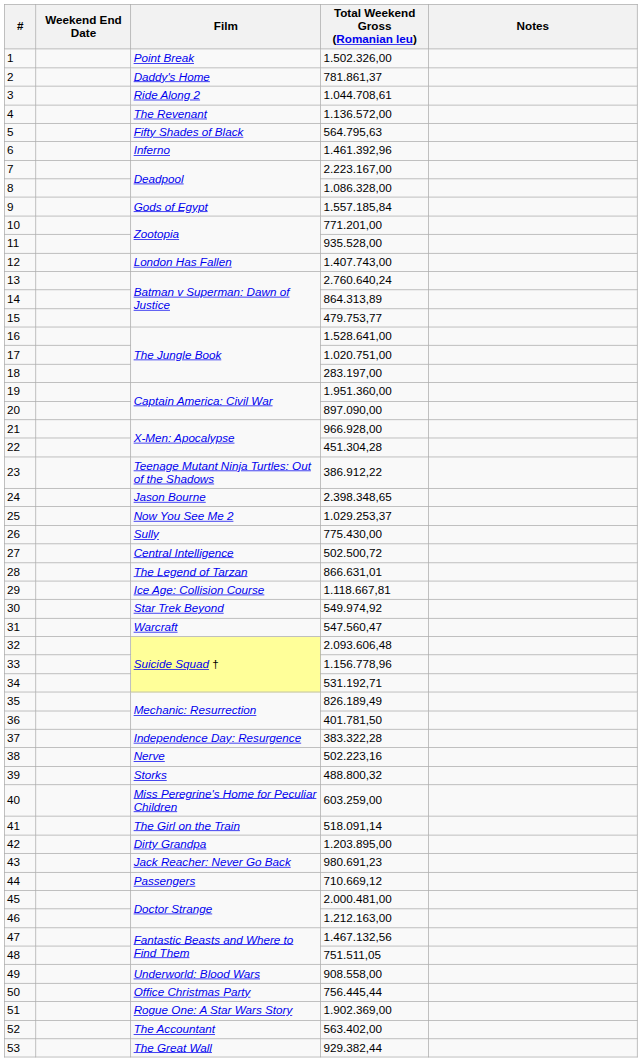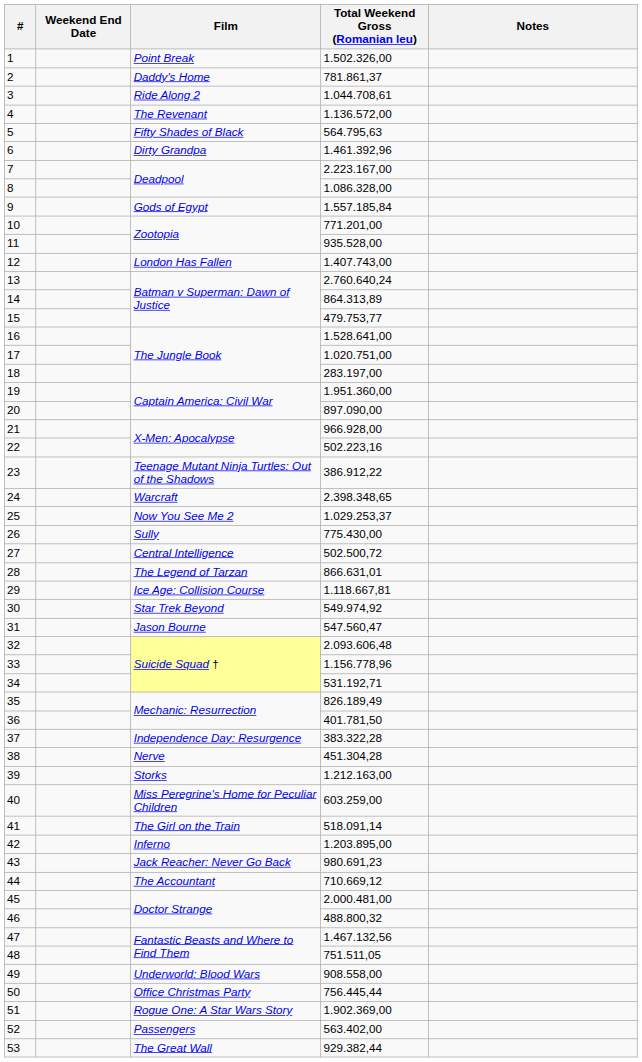(152, 151) Inferno -> (170, 151) Dirty Grandpa
(353, 447) 451.304,28 -> (353, 447) 502.223,16
(170, 497) Jason Bourne -> (156, 497) Warcraft
(156, 627) Warcraft -> (170, 627) Jason Bourne
(353, 757) 502.223,16 -> (353, 757) 451.304,28
(353, 775) 488.800,32 -> (358, 775) 1.212.163,00
(170, 844) Dirty Grandpa -> (152, 844) Inferno
(164, 881) Passengers -> (174, 881) The Accountant
(358, 918) 1.212.163,00 -> (353, 918) 488.800,32
(174, 1029) The Accountant -> (164, 1029) Passengers
